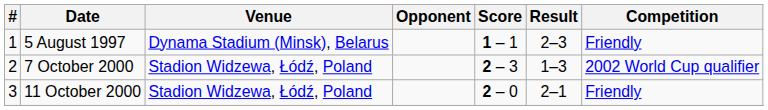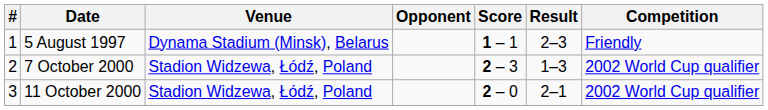(613, 92) Friendly -> (672, 92) 2002 World Cup qualifier
